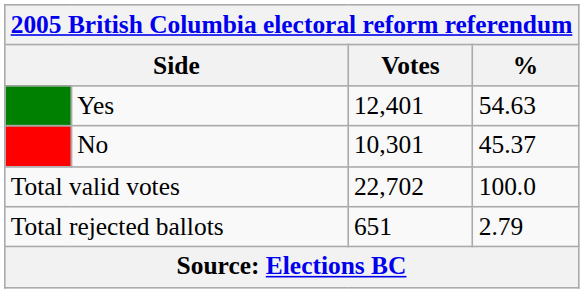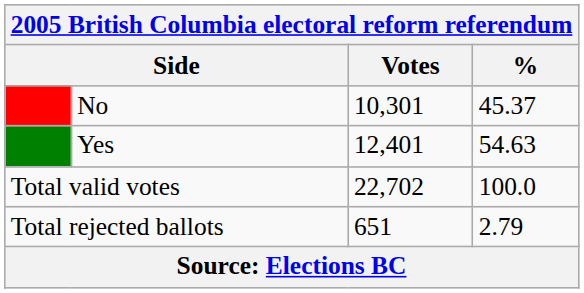rows swapped: (96, 105) <-> (93, 145)
